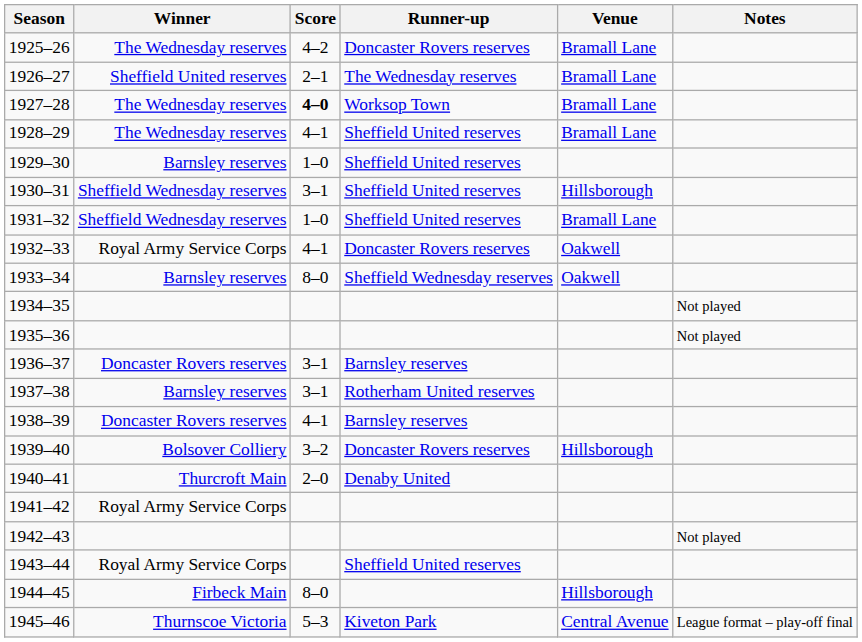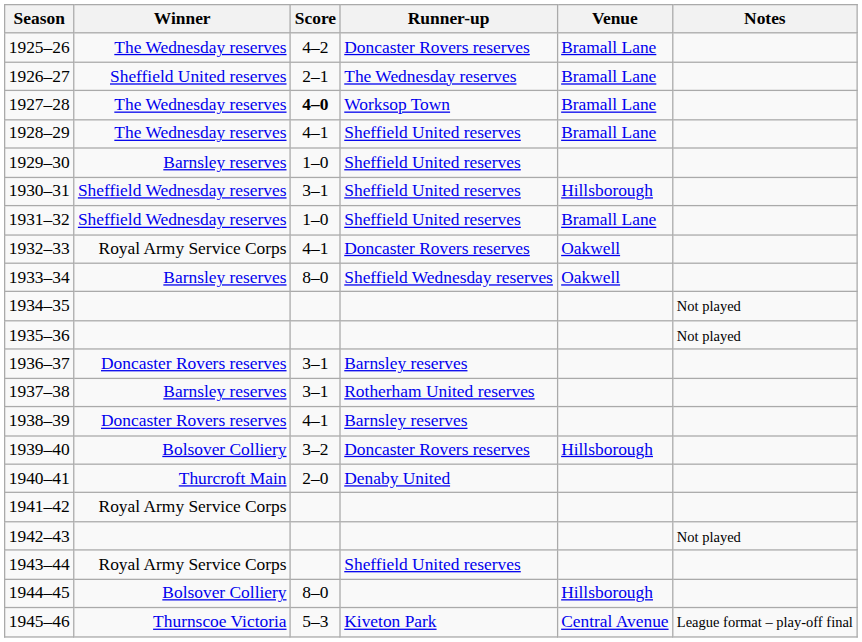(239, 592) Firbeck Main -> (224, 592) Bolsover Colliery
